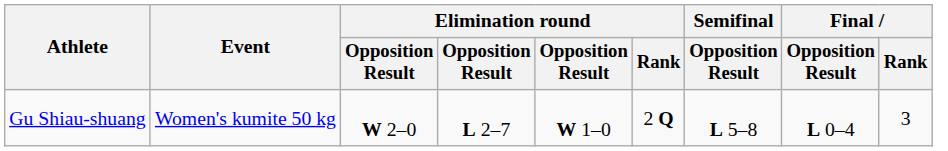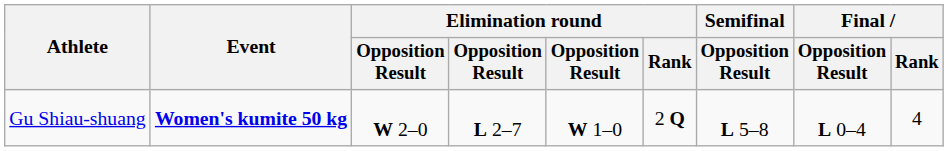(245, 118) normal -> (251, 118) bold
(906, 118) 3 -> (917, 118) 4
